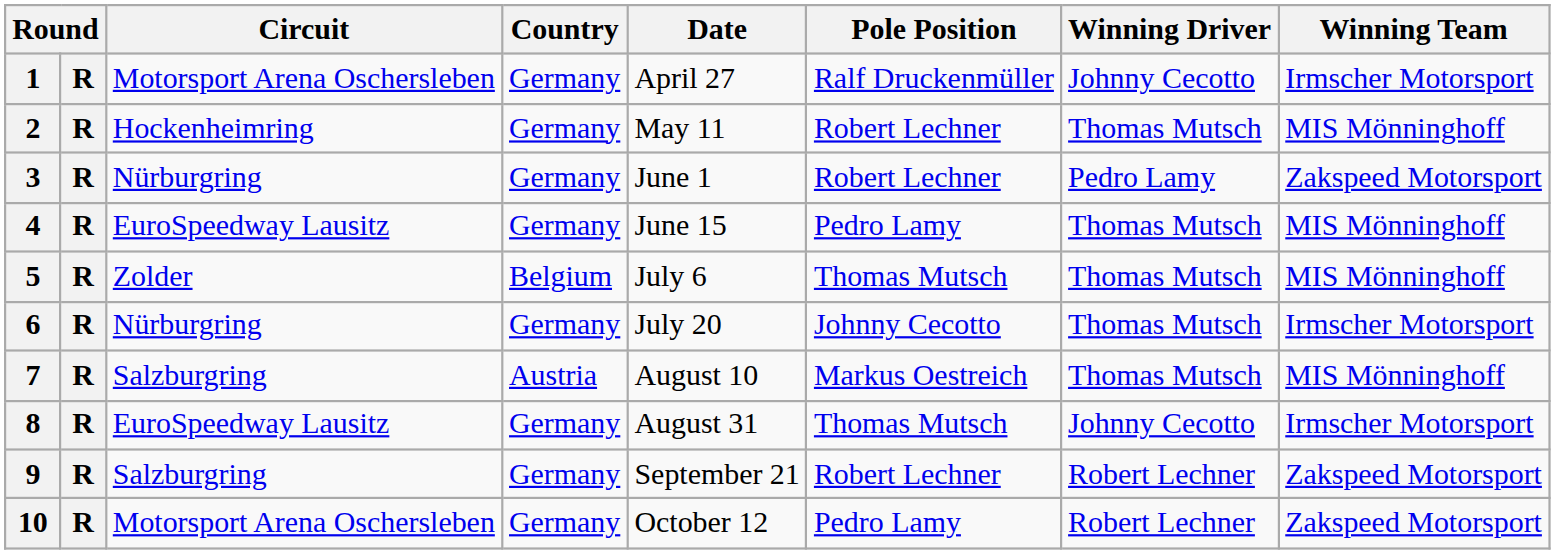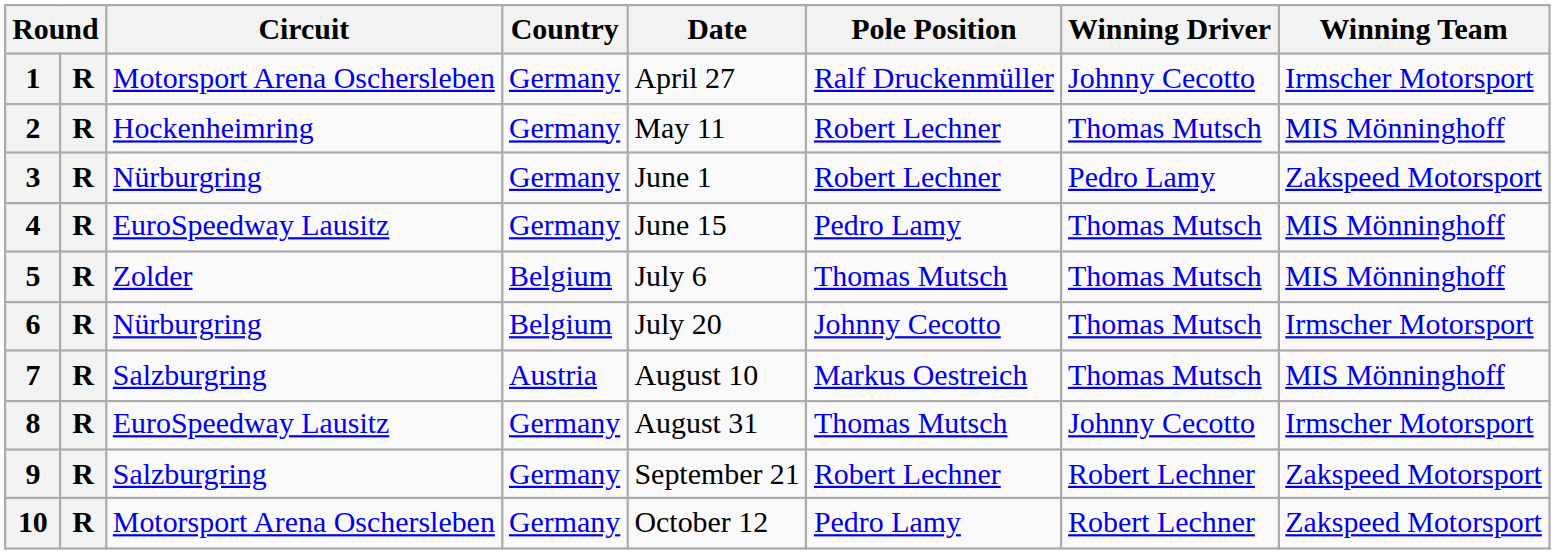(565, 324) Germany -> (561, 324) Belgium
